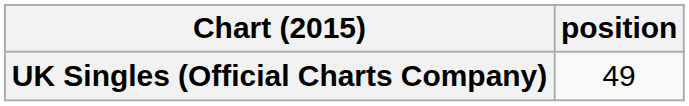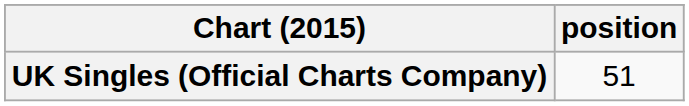(619, 75) 49 -> (619, 75) 51
